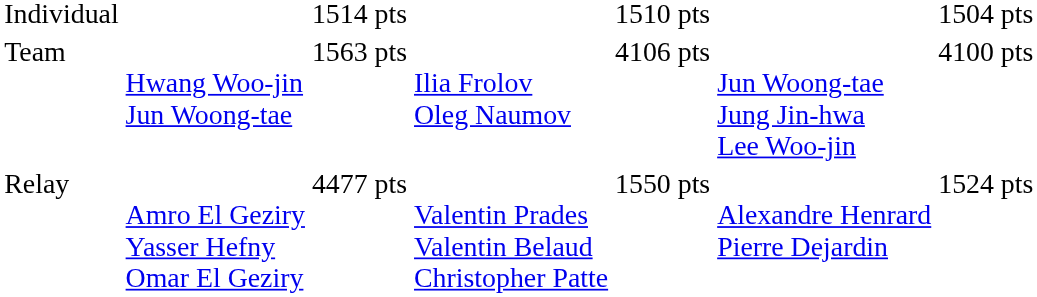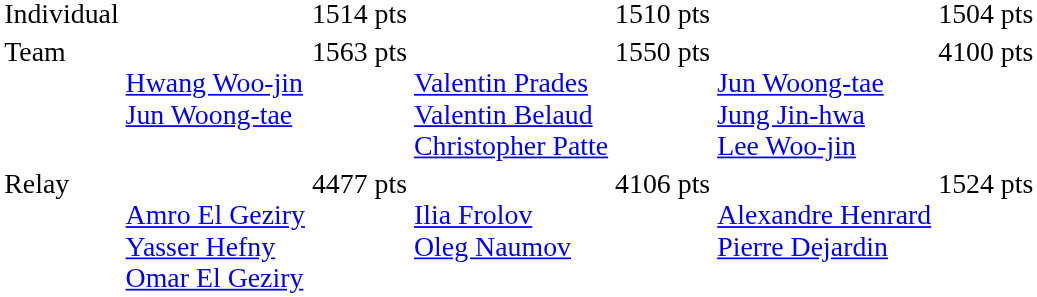(492, 98) Ilia Frolov Oleg Naumov -> (511, 114) Valentin Prades Valentin Belaud Christopher Patte
(663, 51) 4106 pts -> (663, 51) 1550 pts
(511, 246) Valentin Prades Valentin Belaud Christopher Patte -> (492, 231) Ilia Frolov Oleg Naumov
(663, 184) 1550 pts -> (663, 184) 4106 pts
